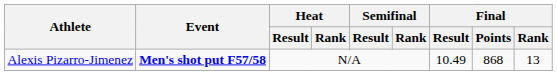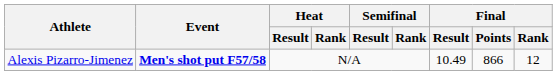(493, 60) 868 -> (493, 60) 866
(533, 60) 13 -> (533, 60) 12
